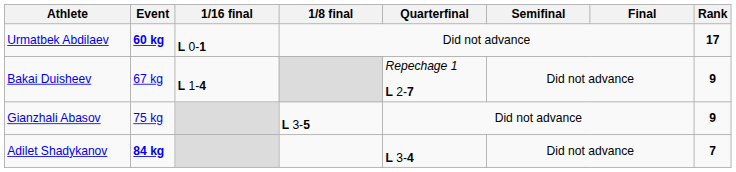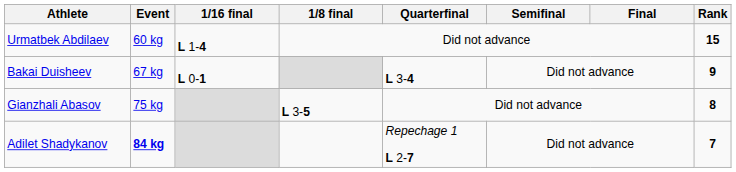(149, 40) bold -> (148, 40) normal
(192, 47) L 0-1 -> (192, 47) L 1-4
(713, 40) 17 -> (713, 40) 15
(192, 86) L 1-4 -> (192, 79) L 0-1
(421, 79) Repechage 1 L 2-7 -> (400, 79) L 3-4
(713, 119) 9 -> (713, 105) 8
(400, 158) L 3-4 -> (421, 145) Repechage 1 L 2-7
